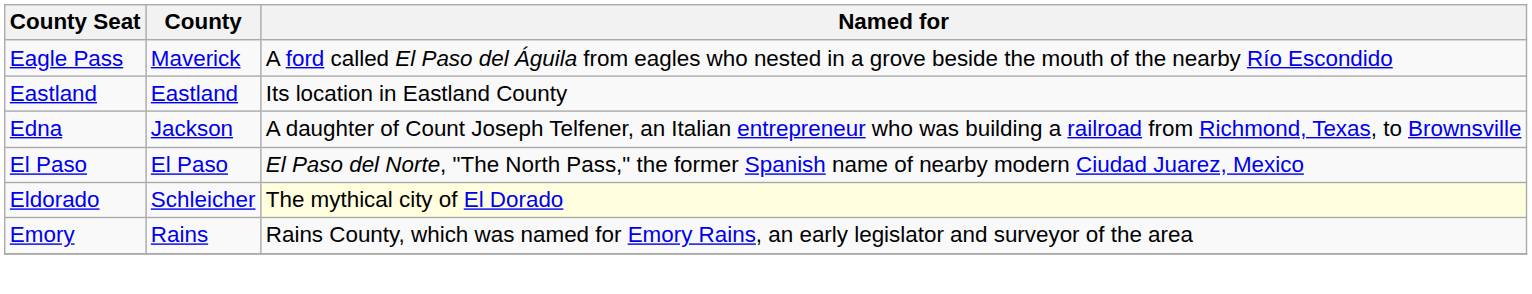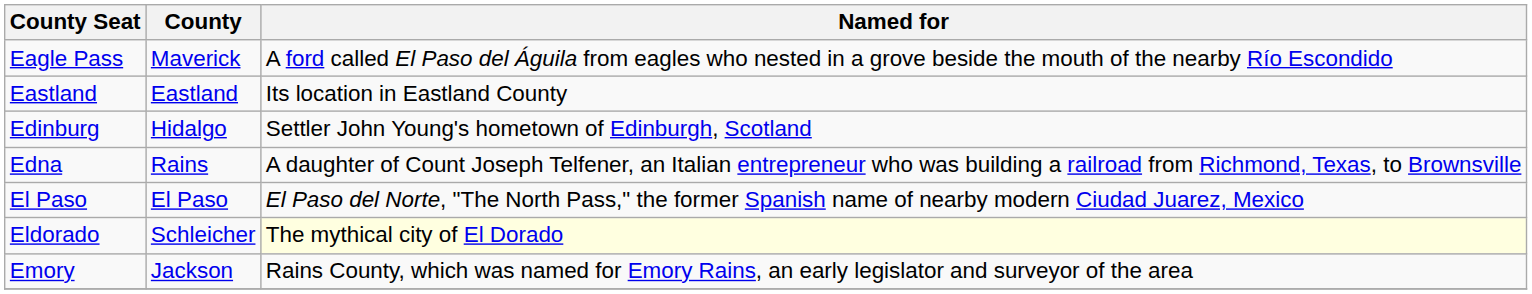+ row: (55, 128)
(192, 128) Jackson -> (180, 164) Rains
(180, 235) Rains -> (192, 270) Jackson
